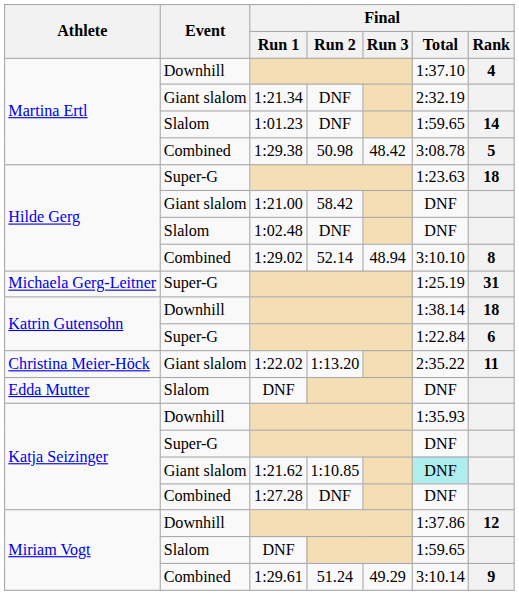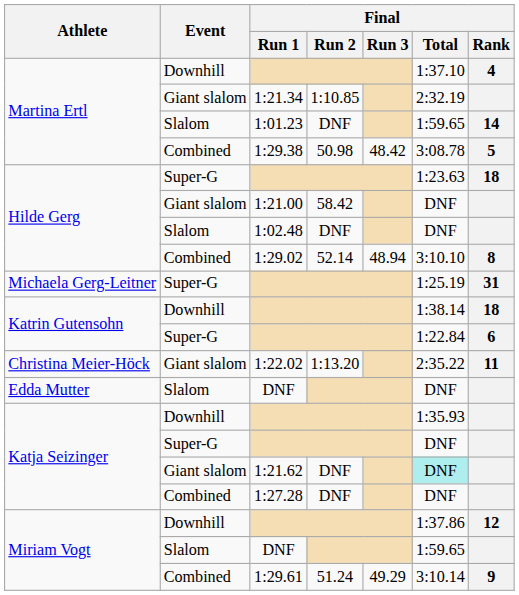(335, 97) DNF -> (335, 97) 1:10.85
(335, 470) 1:10.85 -> (335, 470) DNF
